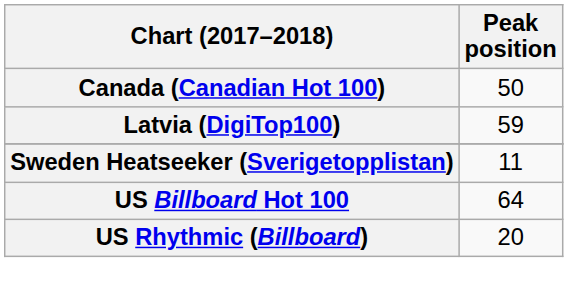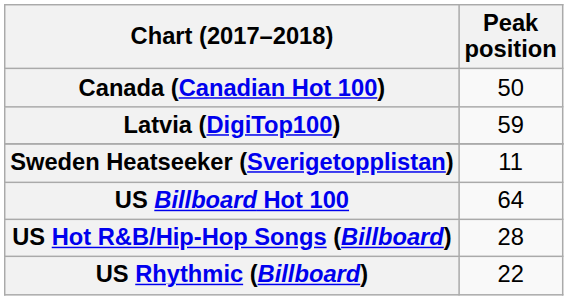+ row: (232, 237)
(511, 237) 20 -> (511, 275) 22
